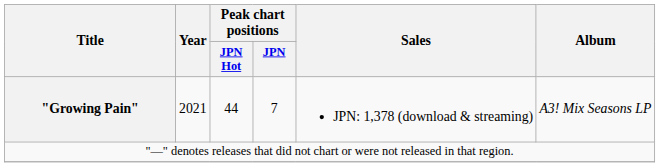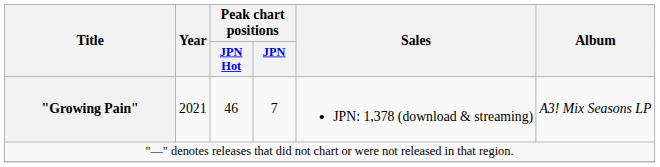(231, 109) 44 -> (231, 109) 46
